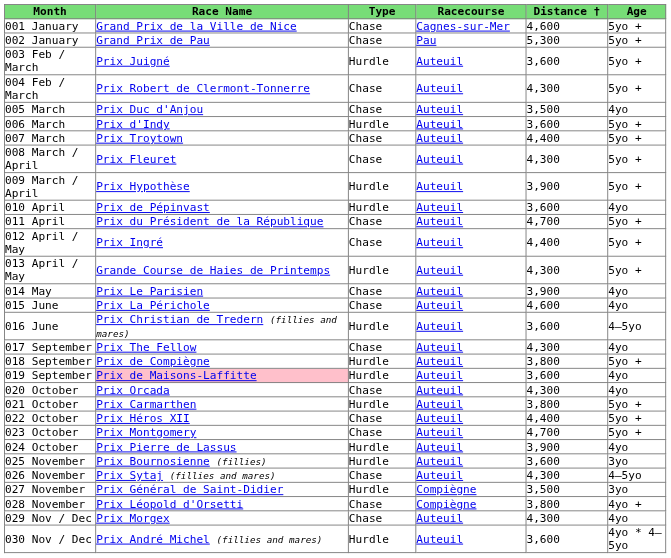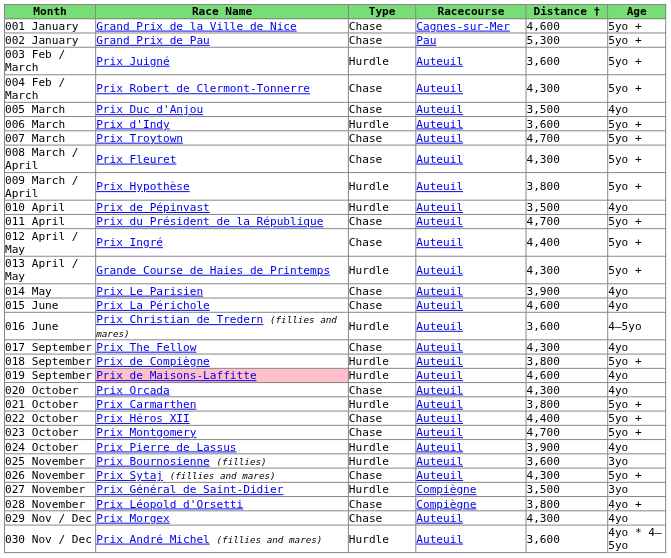(543, 138) 4,400 -> (543, 138) 4,700
(543, 186) 3,900 -> (543, 186) 3,800
(543, 207) 3,600 -> (543, 207) 3,500
(543, 375) 3,600 -> (543, 375) 4,600
(625, 475) 4–5yo -> (625, 475) 5yo +
